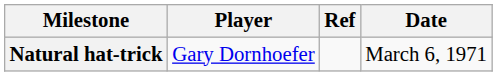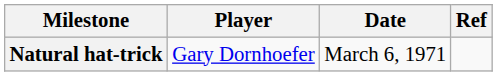columns swapped: (426, 20) <-> (340, 20)
